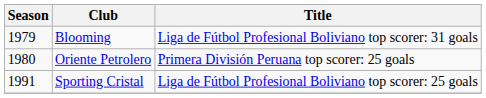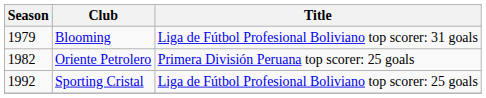(22, 59) 1980 -> (22, 59) 1982
(22, 81) 1991 -> (22, 81) 1992
